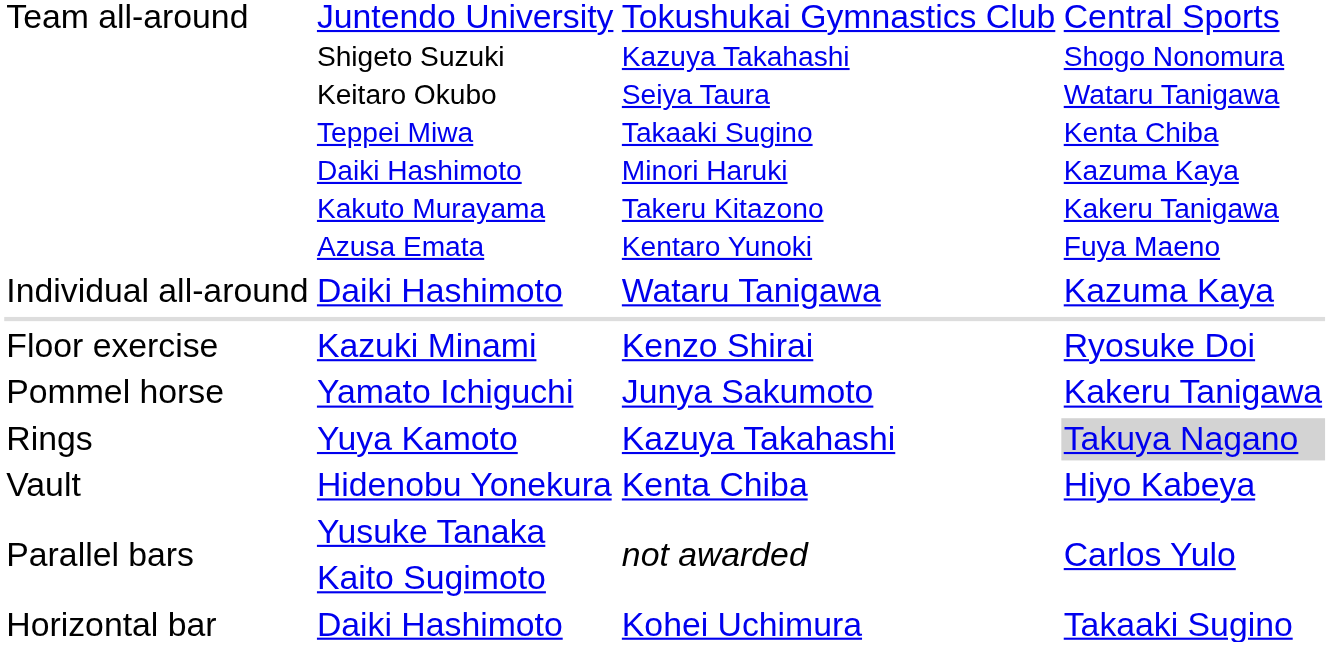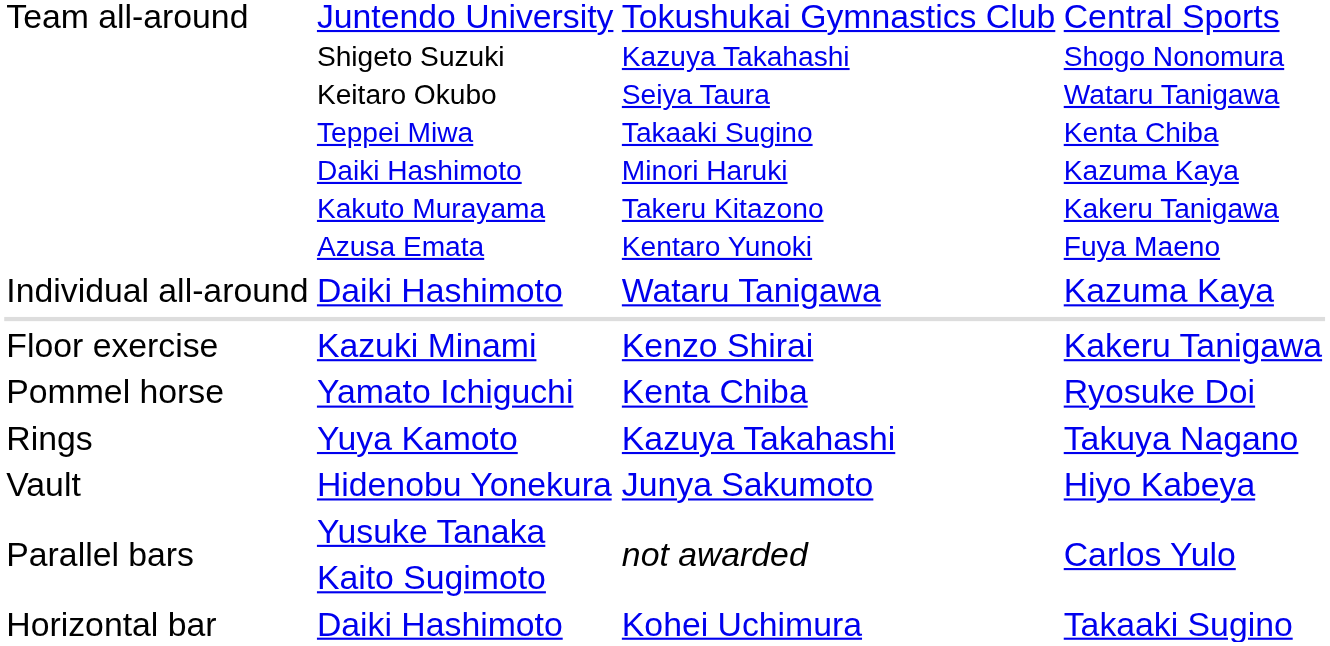(1159, 345) Ryosuke Doi -> (1193, 345) Kakeru Tanigawa
(748, 392) Junya Sakumoto -> (715, 392) Kenta Chiba
(1193, 392) Kakeru Tanigawa -> (1159, 392) Ryosuke Doi
(1181, 438) lightgrey background -> (1181, 438) no background
(715, 485) Kenta Chiba -> (748, 485) Junya Sakumoto
